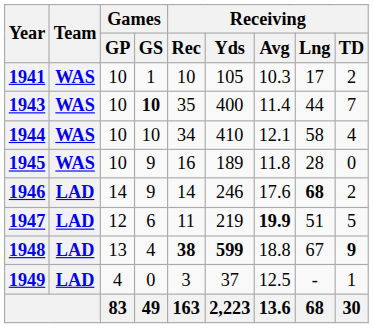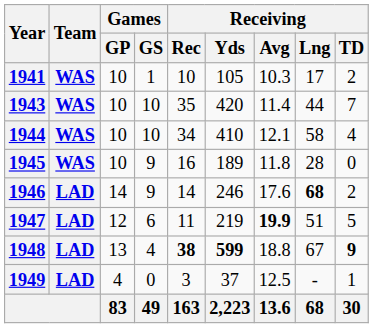(151, 105) bold -> (151, 105) normal
(230, 105) 400 -> (230, 105) 420
